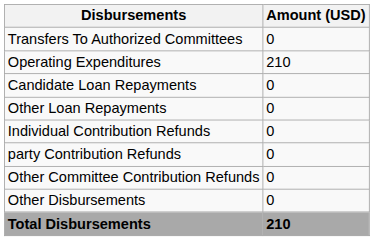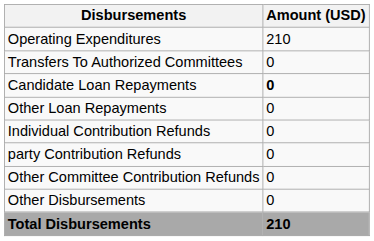rows swapped: (84, 62) <-> (125, 39)
(270, 85) normal -> (270, 85) bold
